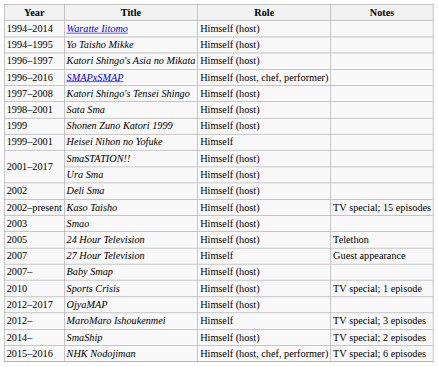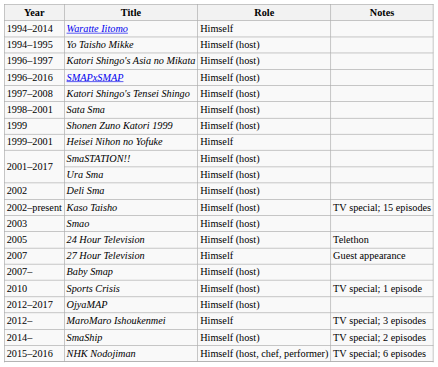(230, 28) Himself (host) -> (217, 28) Himself
(264, 77) Himself (host, chef, performer) -> (230, 77) Himself (host)
